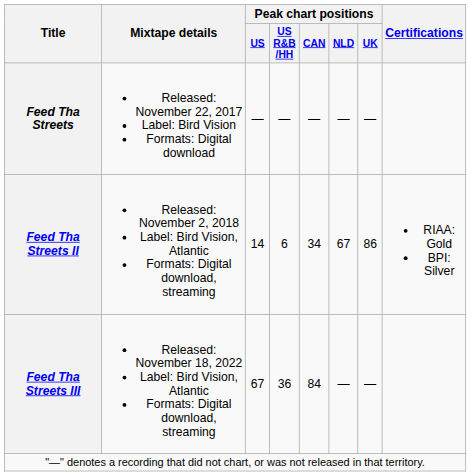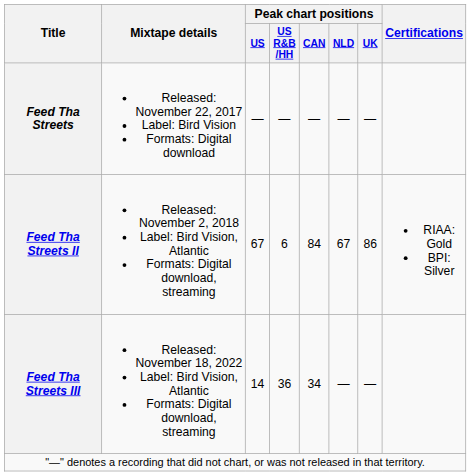(258, 244) 14 -> (258, 244) 67
(314, 244) 34 -> (314, 244) 84
(258, 383) 67 -> (258, 383) 14
(314, 383) 84 -> (314, 383) 34
